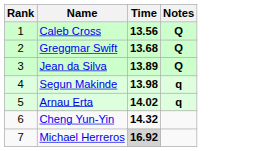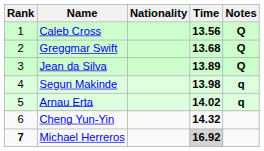+ column: (159, 13)
(21, 137) normal -> (21, 137) bold
